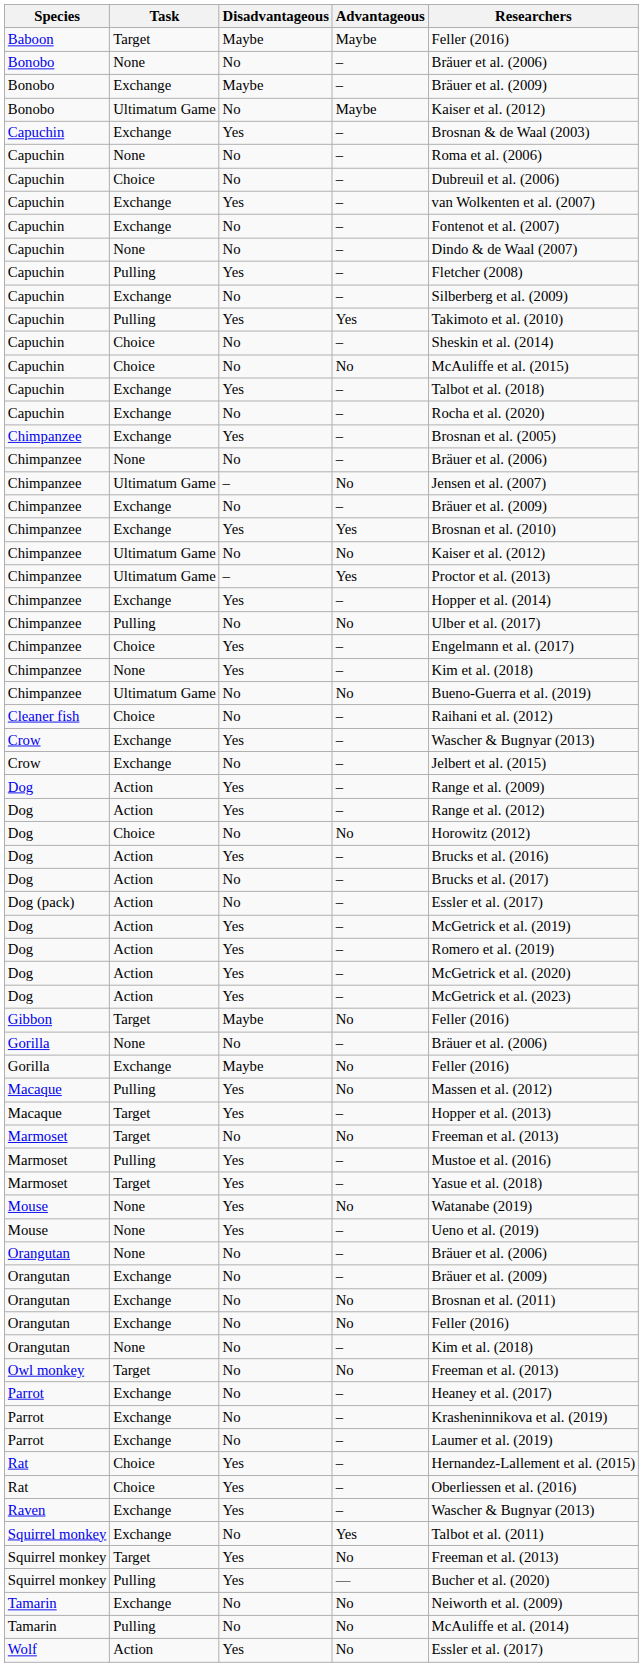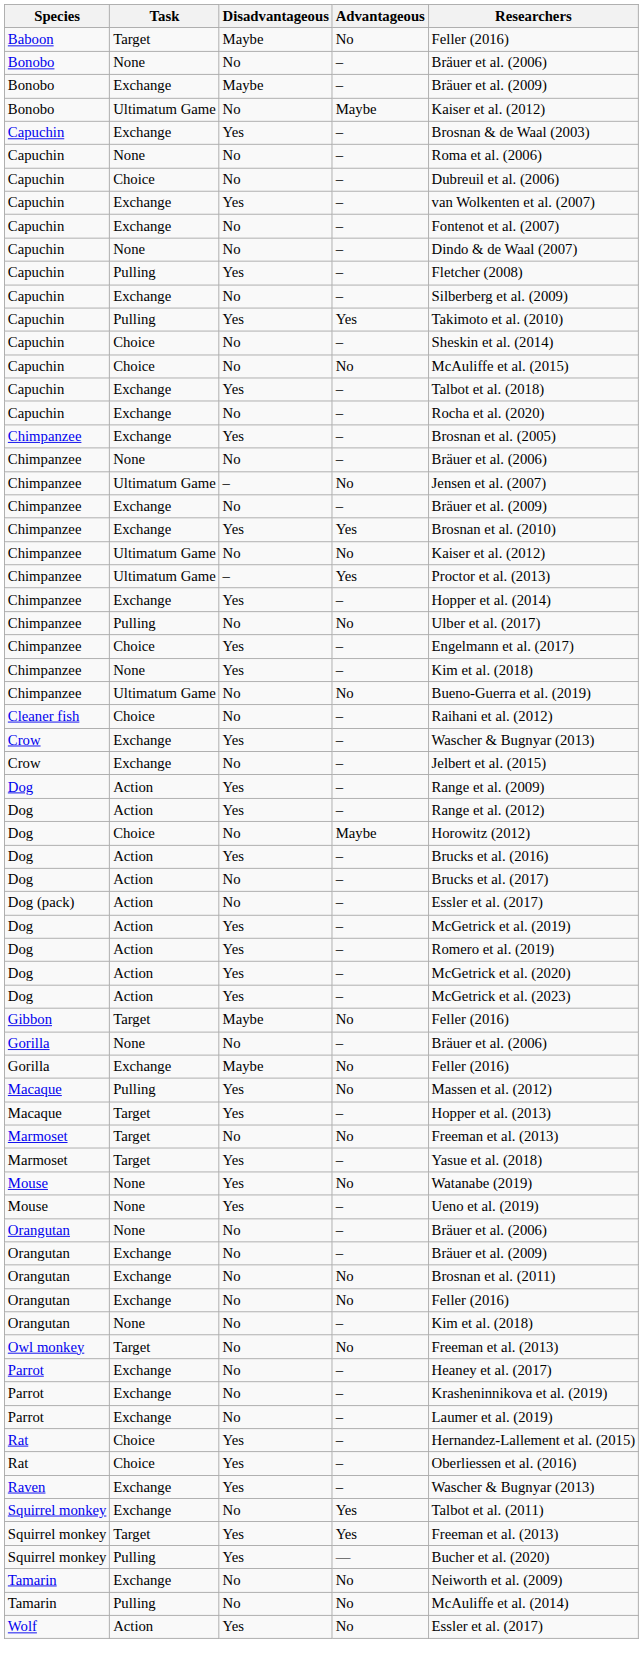(356, 39) Maybe -> (345, 39) No
(345, 833) No -> (356, 833) Maybe
- row: (38, 1160)
(345, 1556) No -> (346, 1533) Yes
